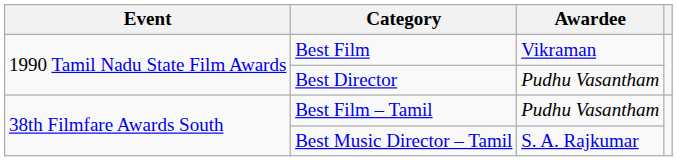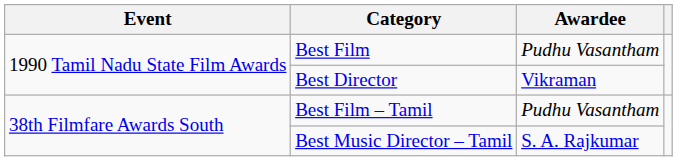(559, 49) Vikraman -> (590, 49) Pudhu Vasantham
(590, 79) Pudhu Vasantham -> (559, 79) Vikraman
